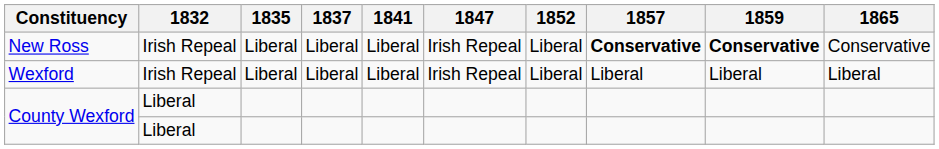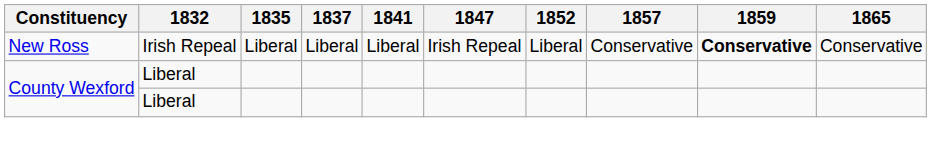(646, 46) bold -> (642, 46) normal
- row: (41, 74)
